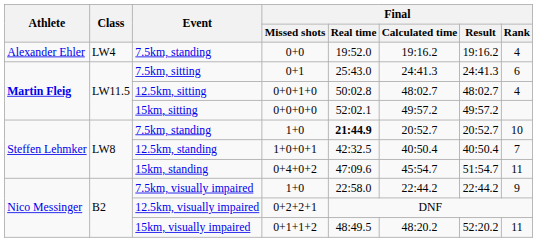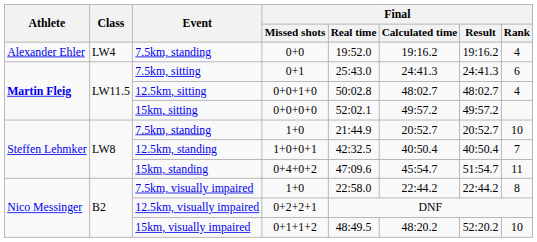(353, 130) bold -> (353, 130) normal
(517, 188) 9 -> (517, 188) 8
(517, 227) 11 -> (517, 227) 10
